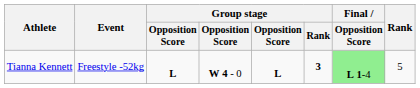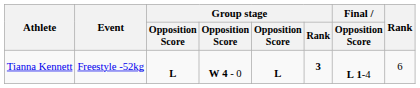(359, 75) lightgreen background -> (359, 75) no background
(400, 67) 5 -> (400, 67) 6
